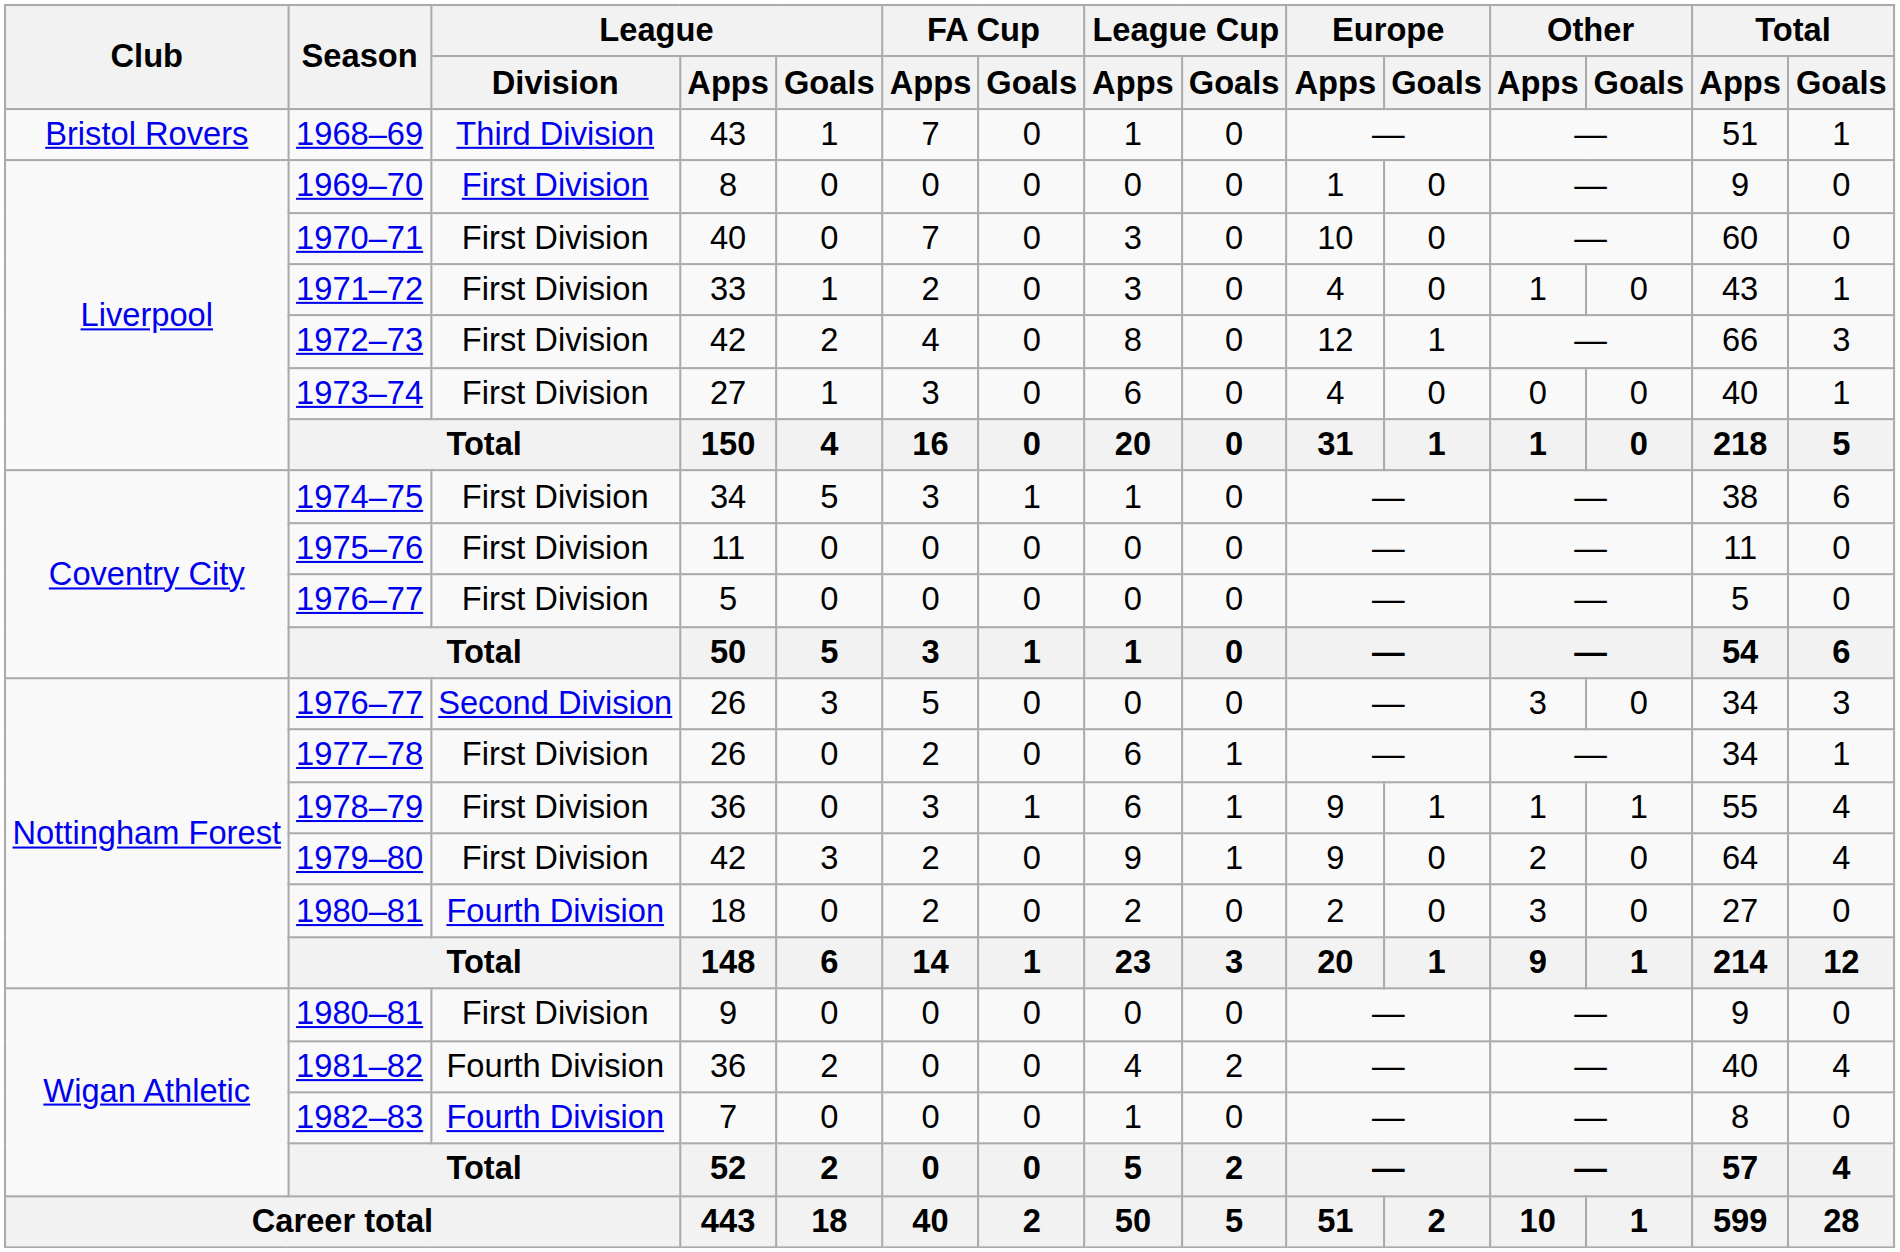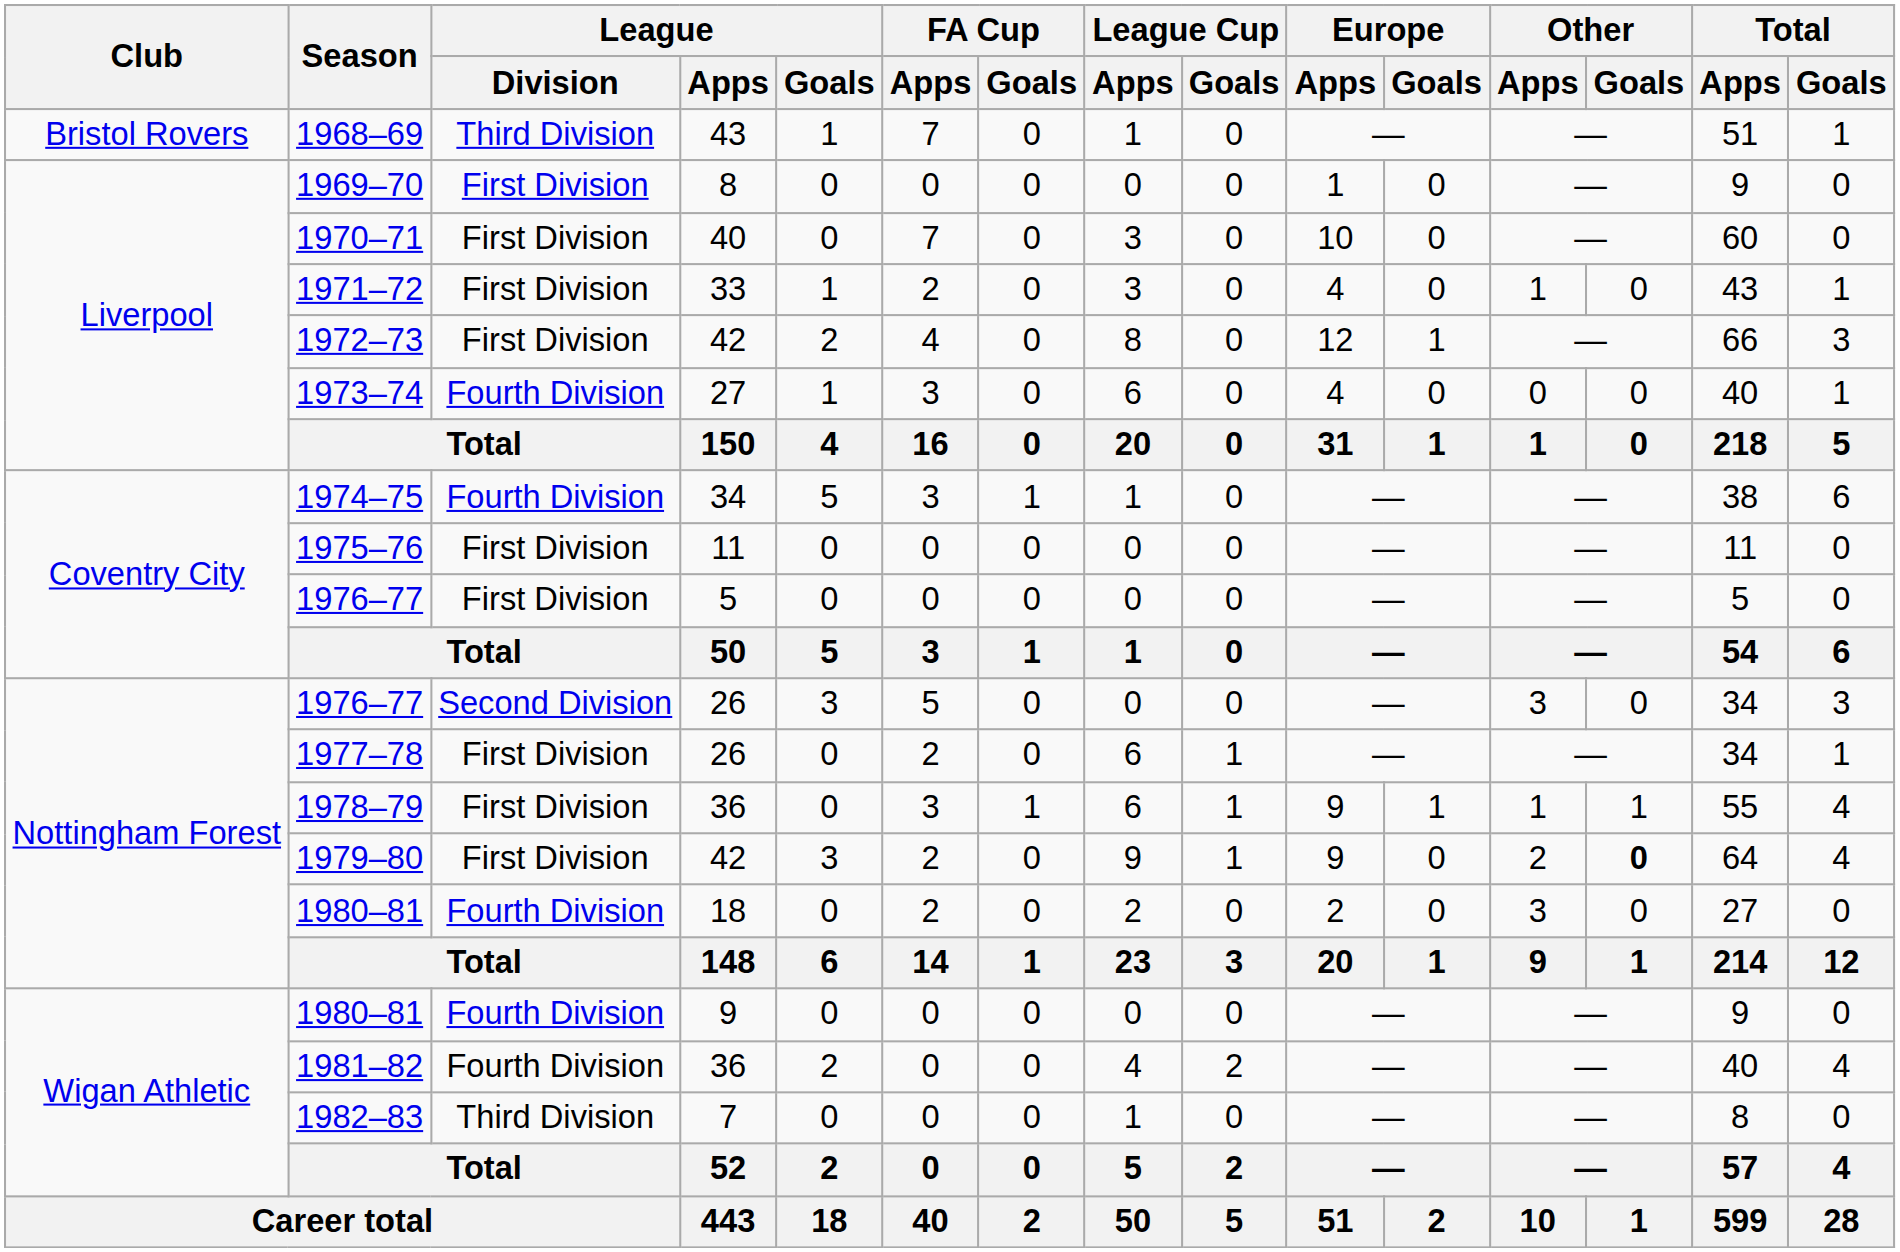(555, 392) First Division -> (555, 392) Fourth Division
(555, 496) First Division -> (555, 496) Fourth Division
(1639, 858) normal -> (1639, 858) bold
(555, 1013) First Division -> (555, 1013) Fourth Division
(555, 1117) Fourth Division -> (555, 1117) Third Division
